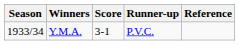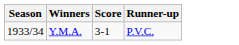- column: (208, 13)
